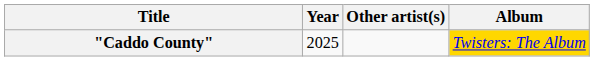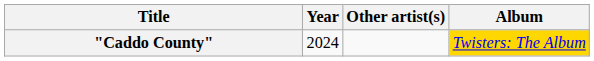(323, 42) 2025 -> (323, 42) 2024
